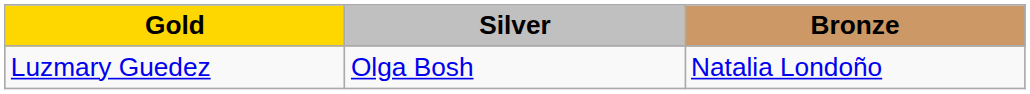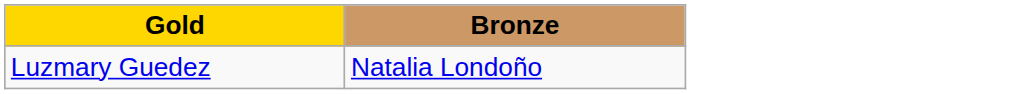- column: (515, 25)
